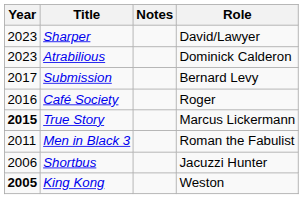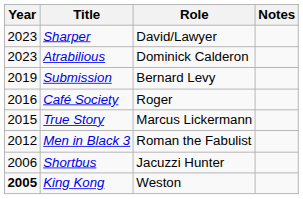columns swapped: (237, 15) <-> (155, 15)
(22, 78) 2017 -> (22, 78) 2019
(22, 120) bold -> (22, 120) normal
(22, 141) 2011 -> (22, 141) 2012
